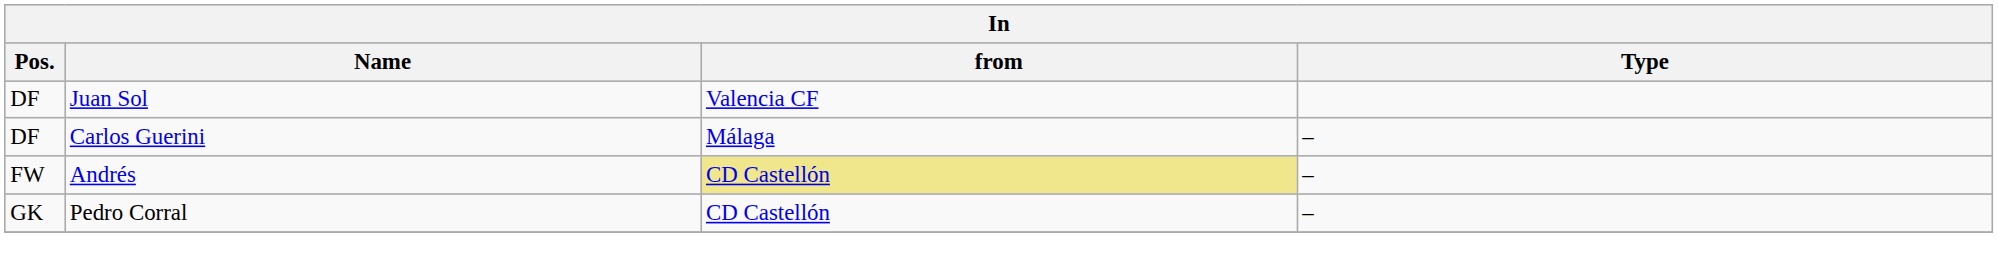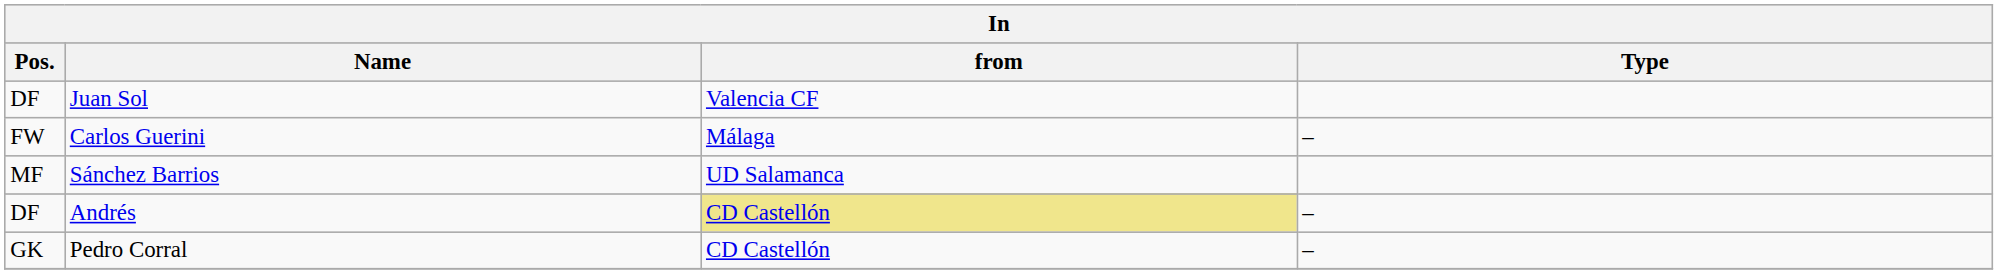(25, 137) DF -> (27, 137) FW
+ row: (144, 174)
(27, 174) FW -> (25, 212) DF
